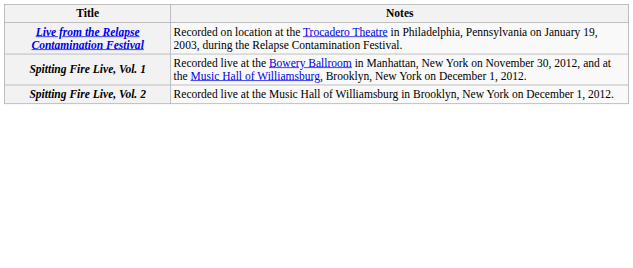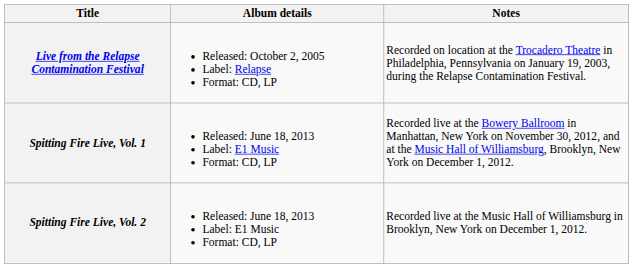+ column: (277, 13)
